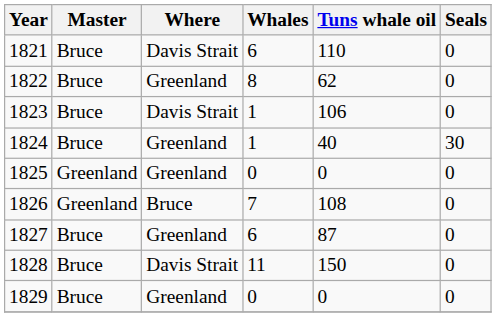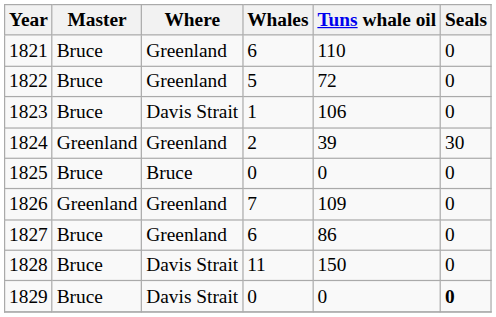(192, 50) Davis Strait -> (187, 50) Greenland
(252, 81) 8 -> (252, 81) 5
(327, 81) 62 -> (327, 81) 72
(80, 142) Bruce -> (97, 142) Greenland
(252, 142) 1 -> (252, 142) 2
(327, 142) 40 -> (327, 142) 39
(97, 173) Greenland -> (80, 173) Bruce
(187, 173) Greenland -> (169, 173) Bruce
(169, 204) Bruce -> (187, 204) Greenland
(332, 204) 108 -> (332, 204) 109
(327, 234) 87 -> (327, 234) 86
(187, 296) Greenland -> (192, 296) Davis Strait
(450, 296) normal -> (450, 296) bold
